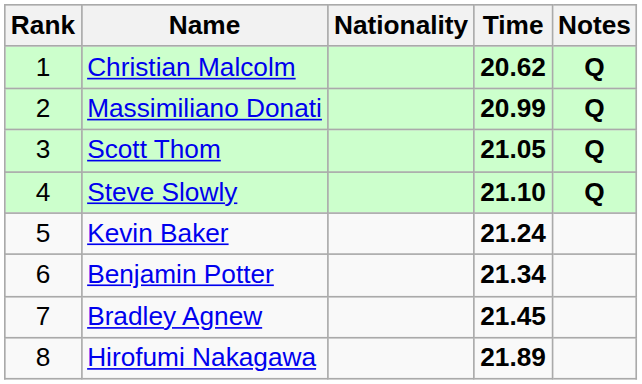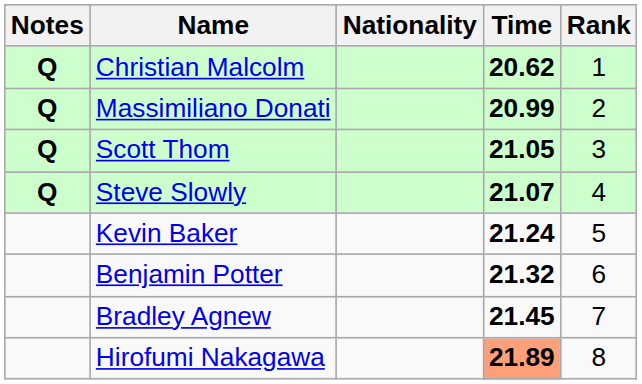columns swapped: (43, 25) <-> (594, 25)
(513, 191) 21.10 -> (522, 191) 21.07
(513, 274) 21.34 -> (522, 274) 21.32
(513, 358) no background -> (522, 358) lightsalmon background
